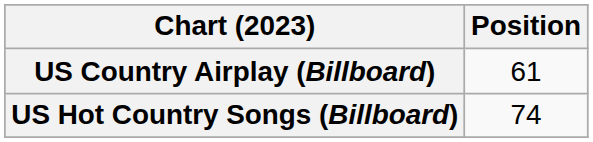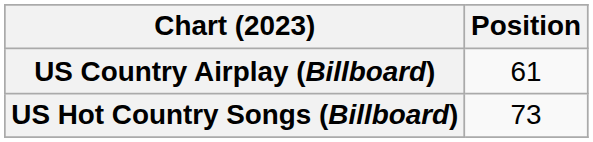(526, 114) 74 -> (526, 114) 73
